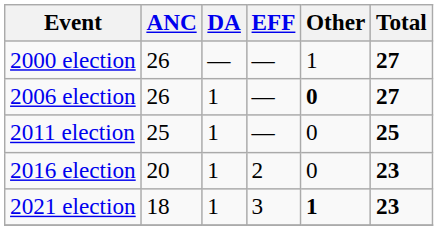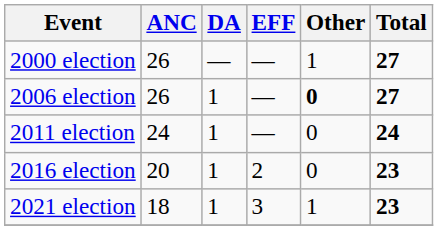(158, 133) 25 -> (158, 133) 24
(388, 133) 25 -> (388, 133) 24
(312, 206) bold -> (312, 206) normal
